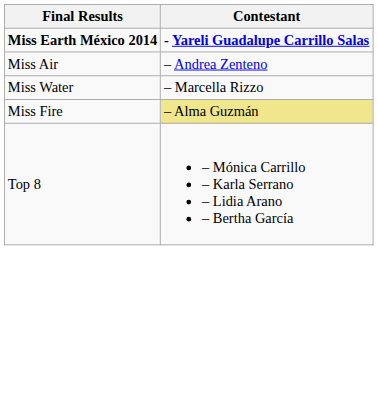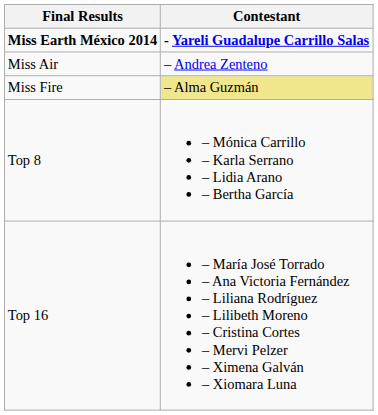- row: (41, 88)
+ row: (28, 315)
